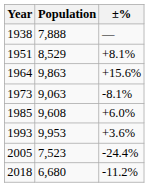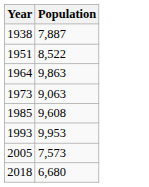- column: (122, 14)
(52, 34) 7,888 -> (52, 34) 7,887
(52, 53) 8,529 -> (52, 53) 8,522
(52, 152) 7,523 -> (52, 152) 7,573
